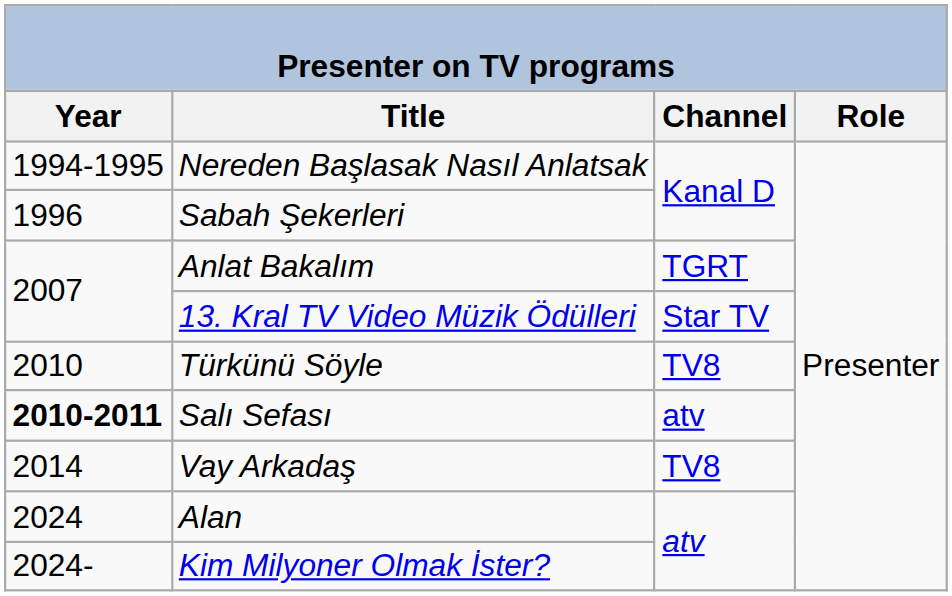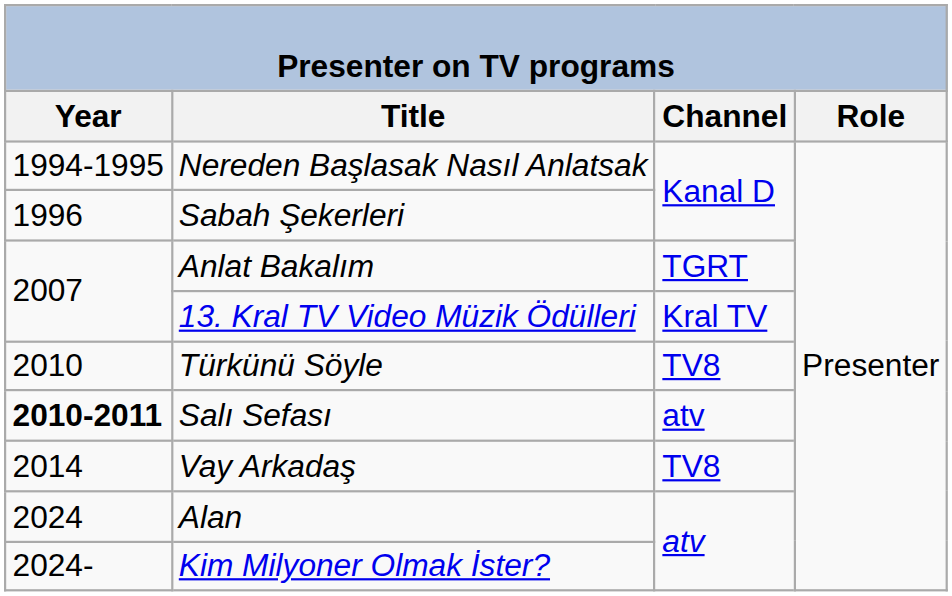(716, 316) Star TV -> (715, 316) Kral TV
